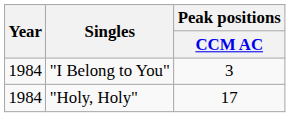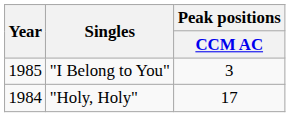(25, 71) 1984 -> (25, 71) 1985
